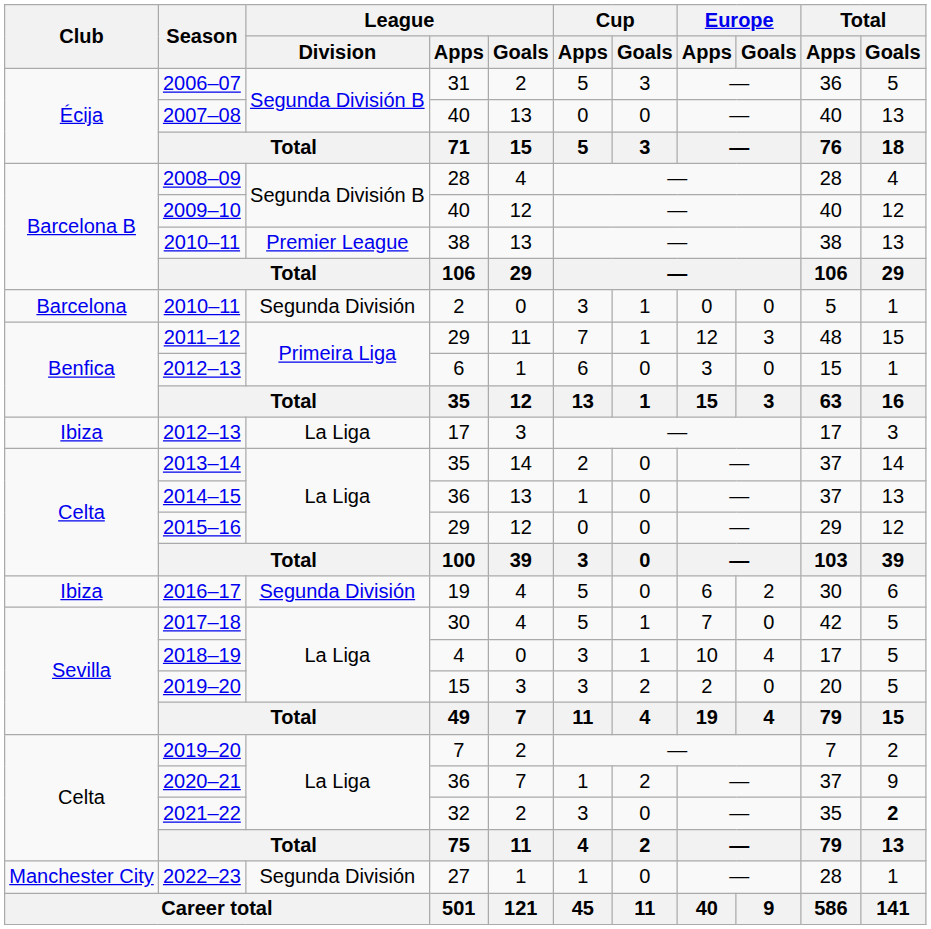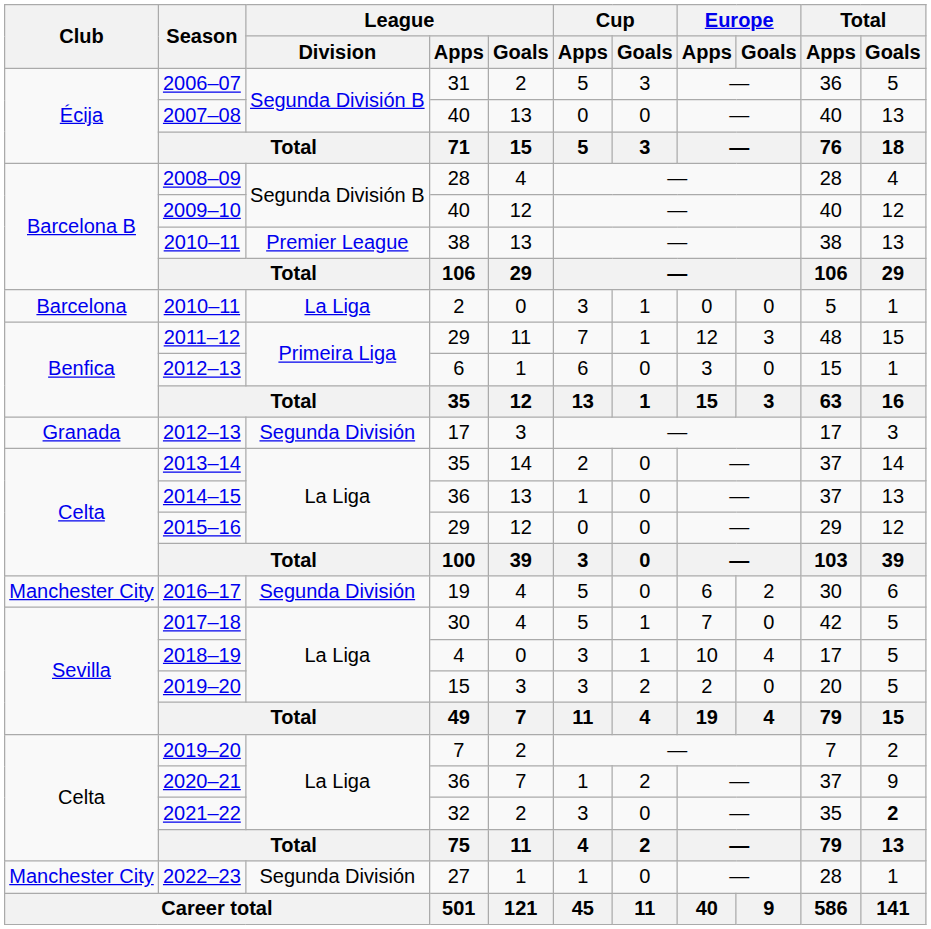(337, 305) Segunda División -> (337, 305) La Liga
(81, 432) Ibiza -> (81, 432) Granada
(337, 432) La Liga -> (337, 432) Segunda División
(81, 591) Ibiza -> (81, 591) Manchester City
